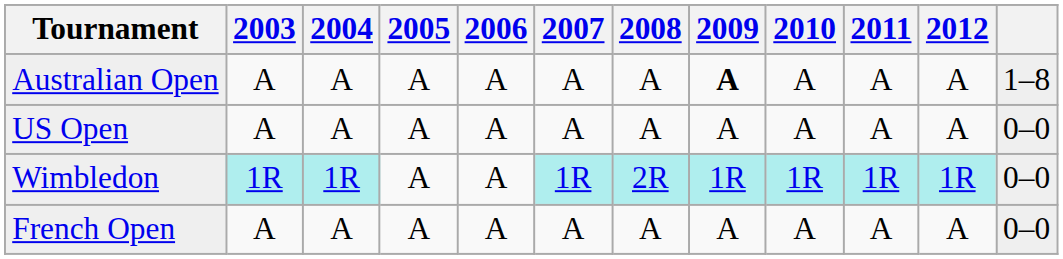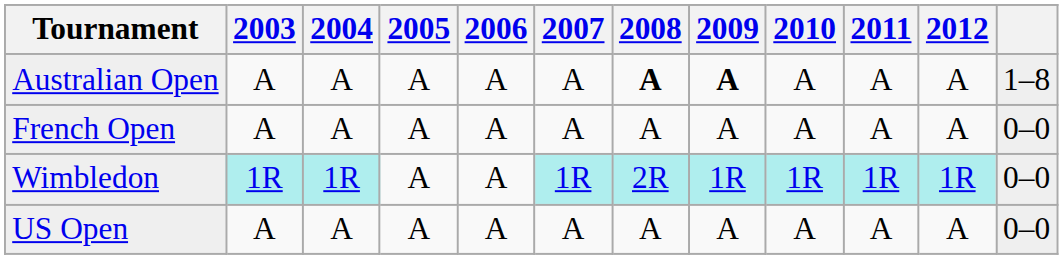(650, 79) normal -> (650, 79) bold
rows swapped: (94, 228) <-> (70, 128)
